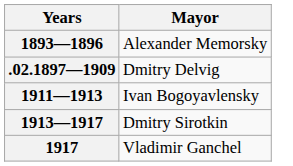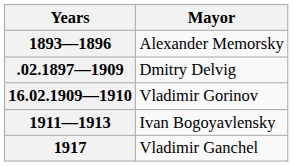+ row: (70, 95)
- row: (62, 122)
